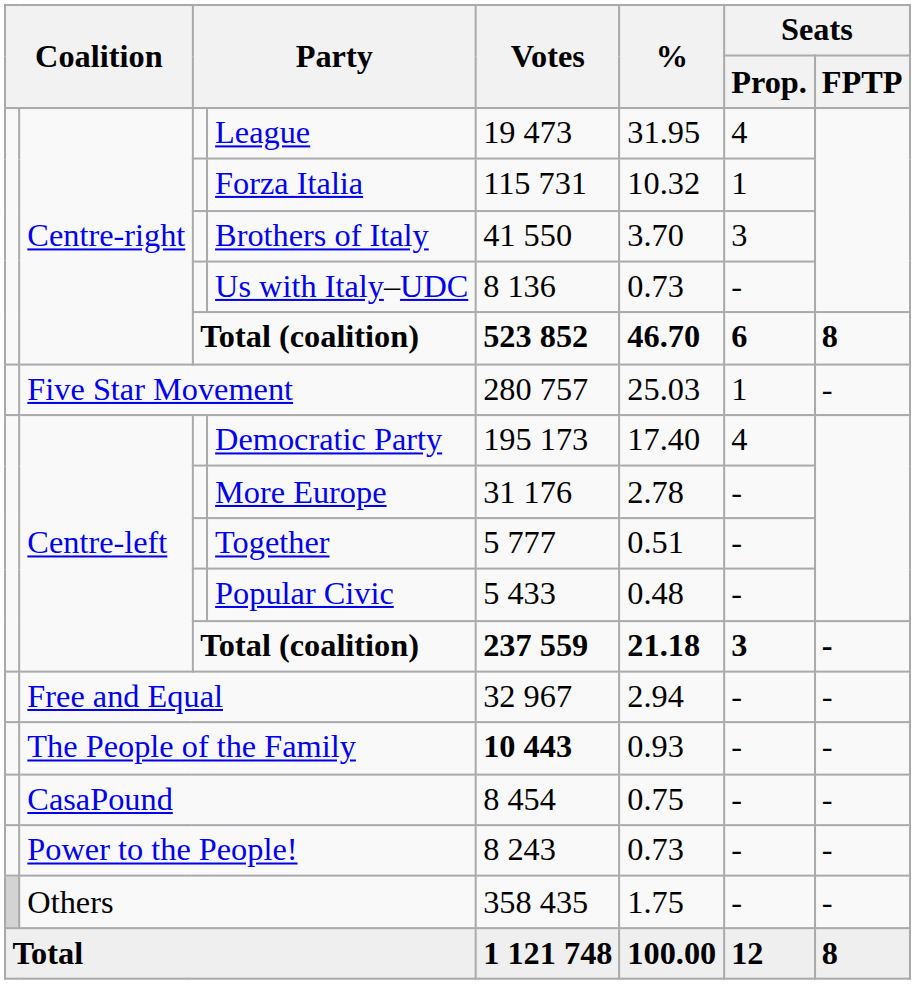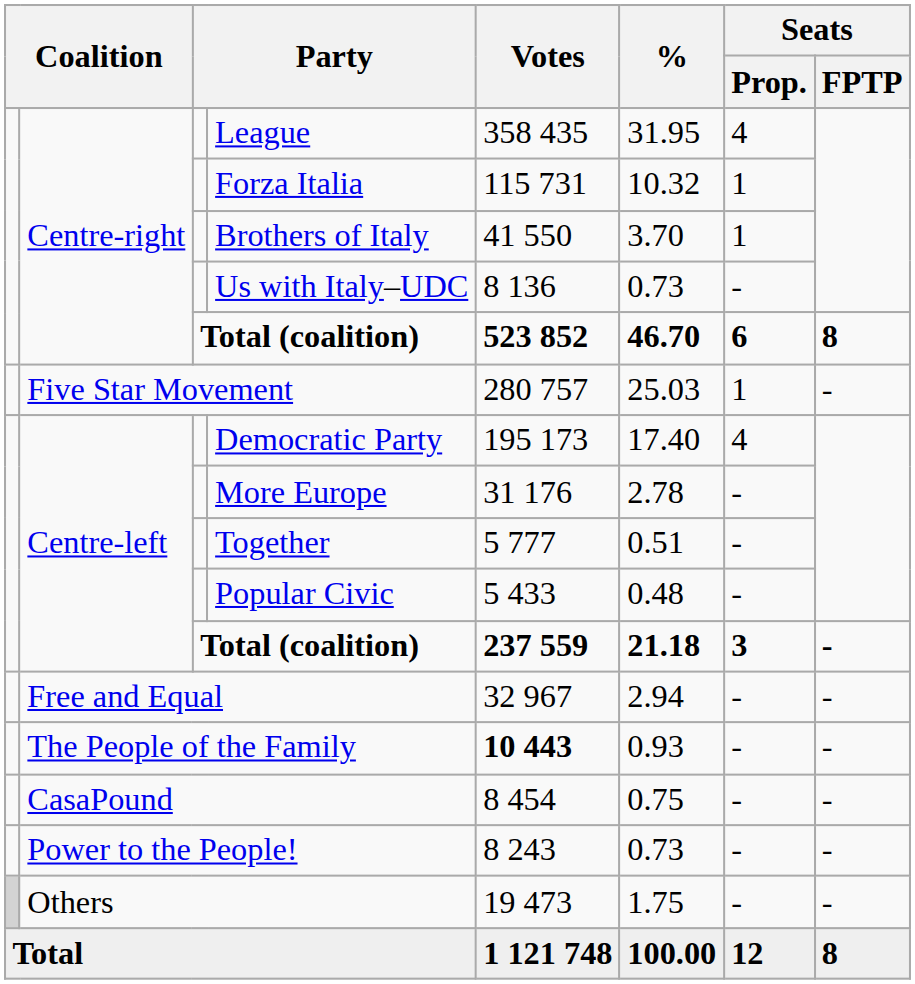(528, 132) 19 473 -> (536, 132) 358 435
(739, 235) 3 -> (739, 235) 1
(536, 901) 358 435 -> (528, 901) 19 473
